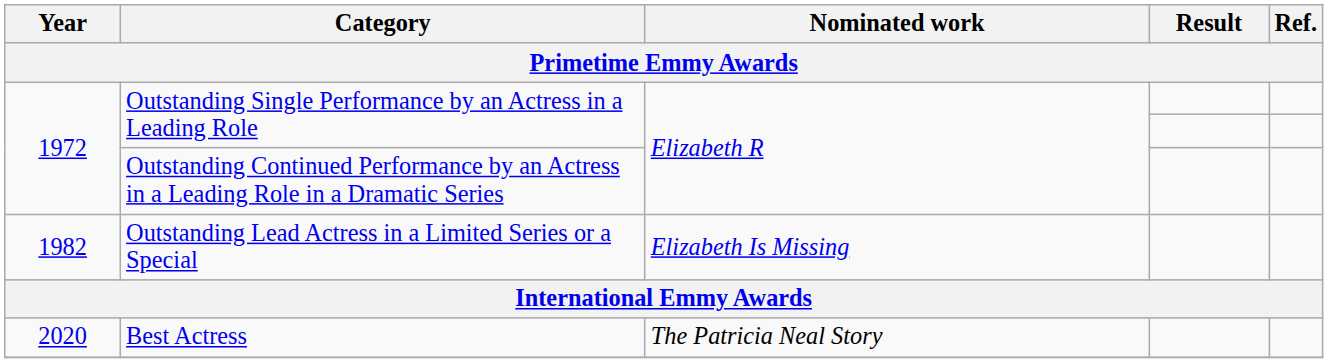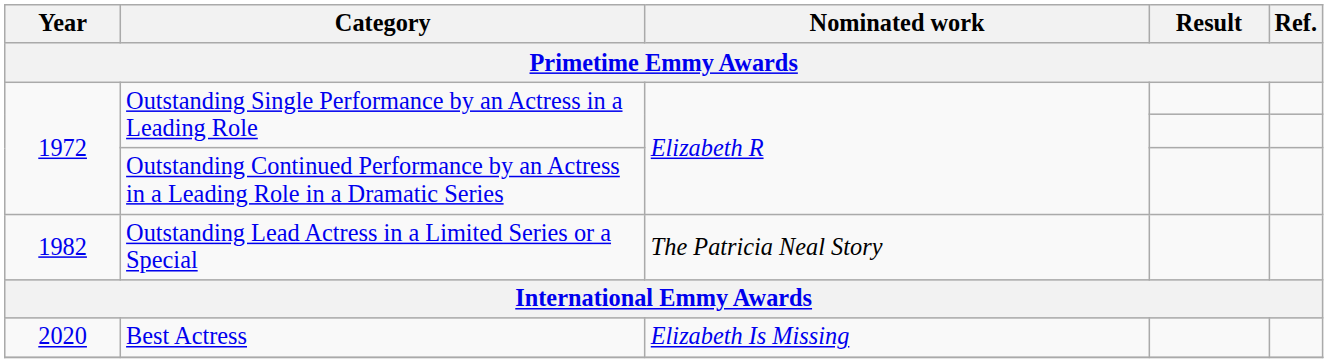(750, 246) Elizabeth Is Missing -> (767, 246) The Patricia Neal Story
(767, 337) The Patricia Neal Story -> (750, 337) Elizabeth Is Missing
